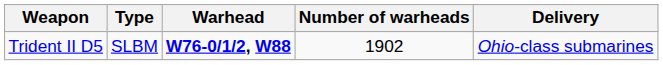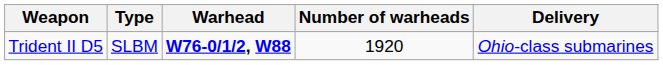(384, 45) 1902 -> (384, 45) 1920
